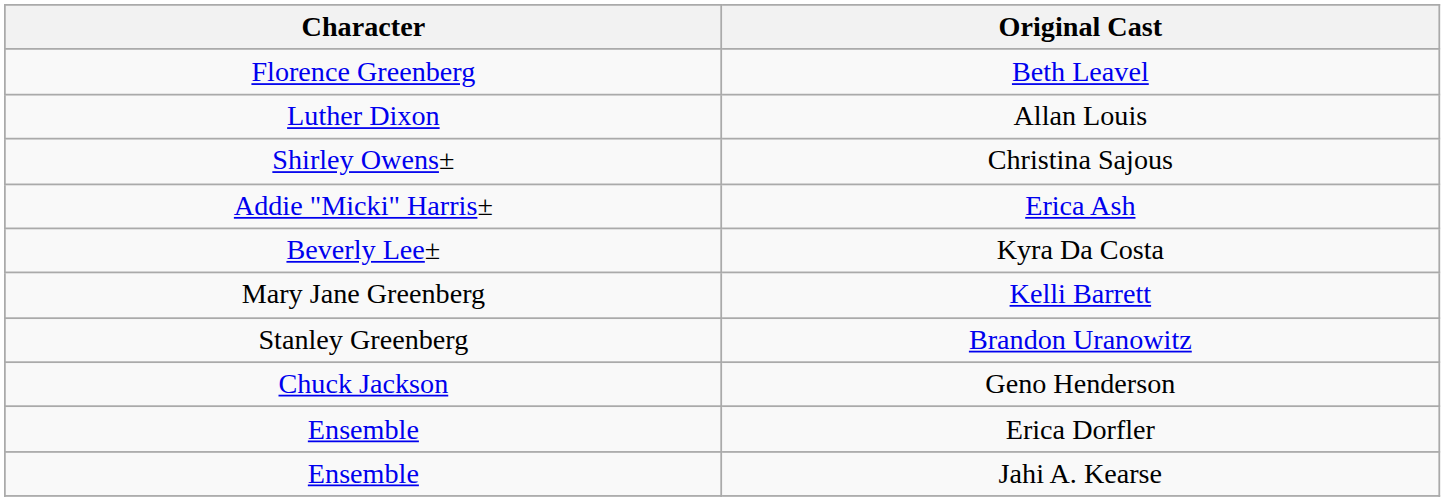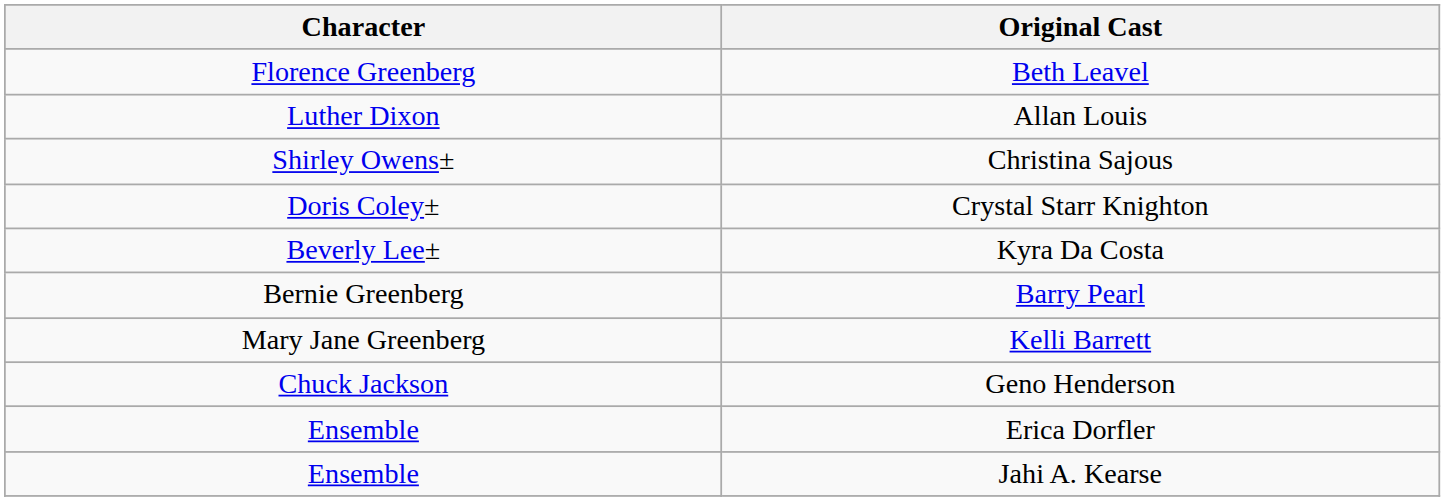+ row: (1080, 205)
- row: (1080, 205)
+ row: (1080, 294)
- row: (1080, 339)
